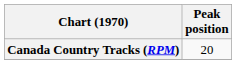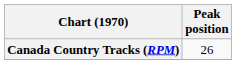(207, 49) 20 -> (207, 49) 26
